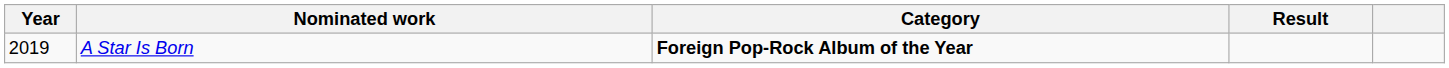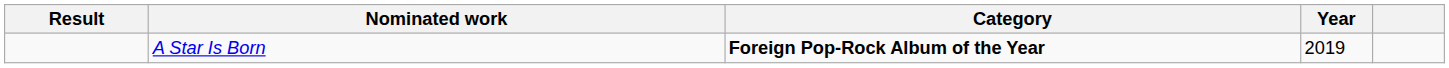columns swapped: (41, 18) <-> (1300, 18)
